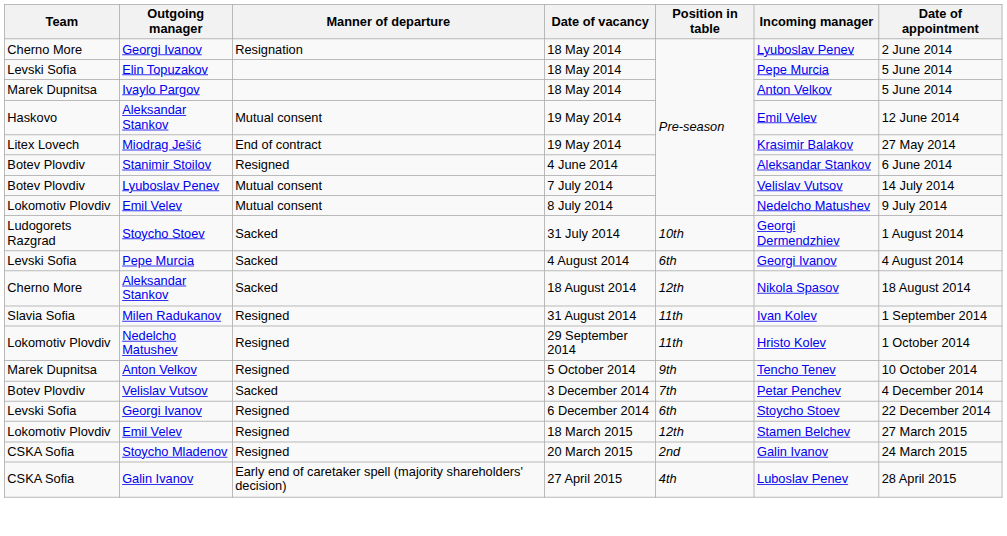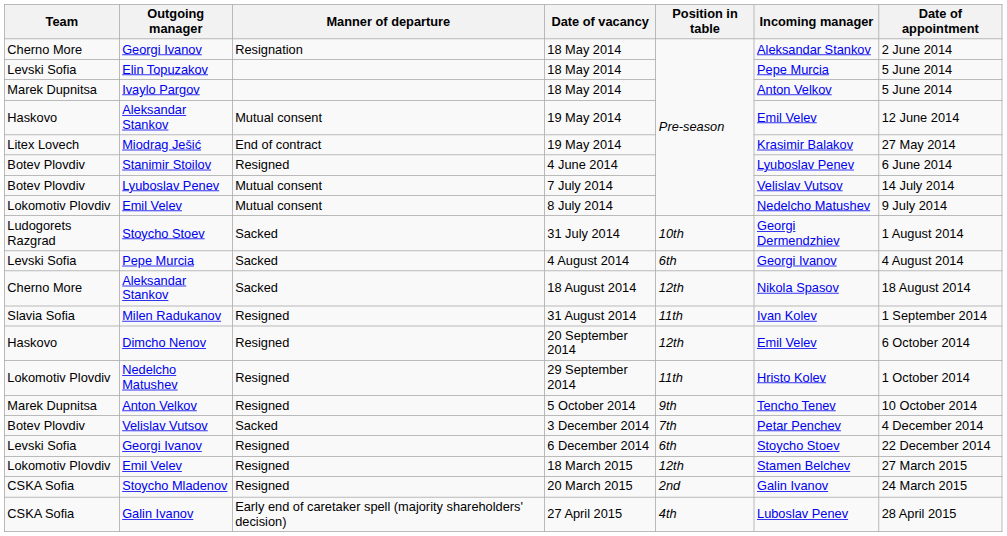(806, 49) Lyuboslav Penev -> (814, 49) Aleksandar Stankov
(814, 165) Aleksandar Stankov -> (806, 165) Lyuboslav Penev
+ row: (164, 343)
